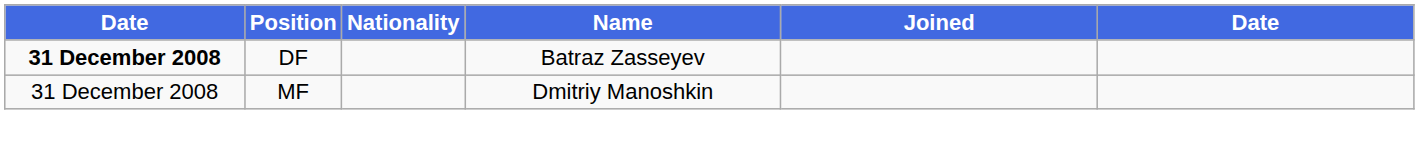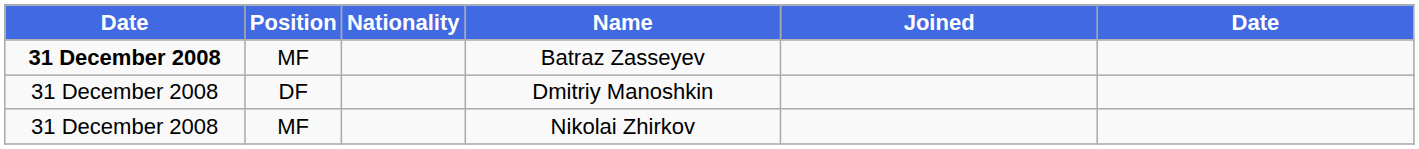(293, 57) DF -> (293, 57) MF
(293, 92) MF -> (293, 92) DF
+ row: (623, 127)
